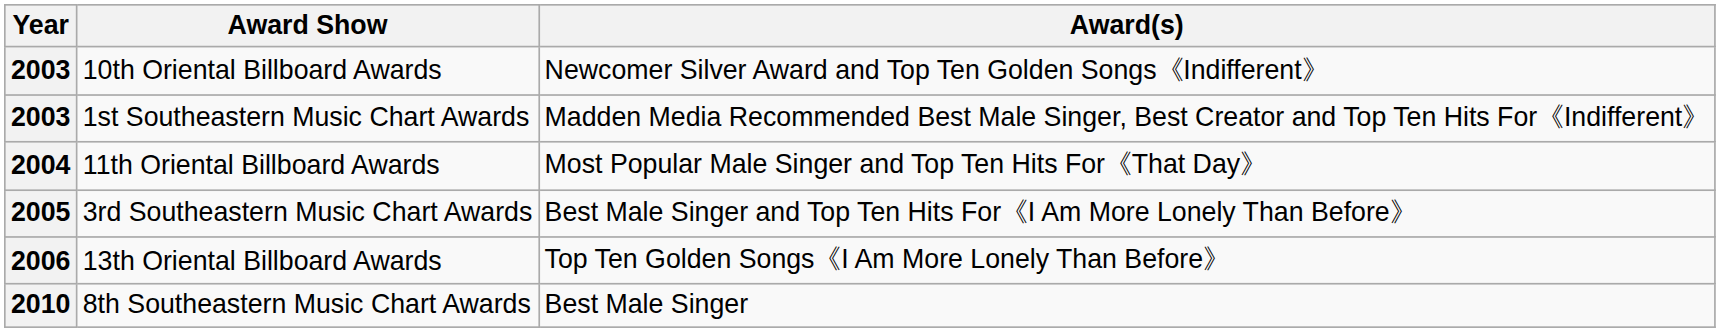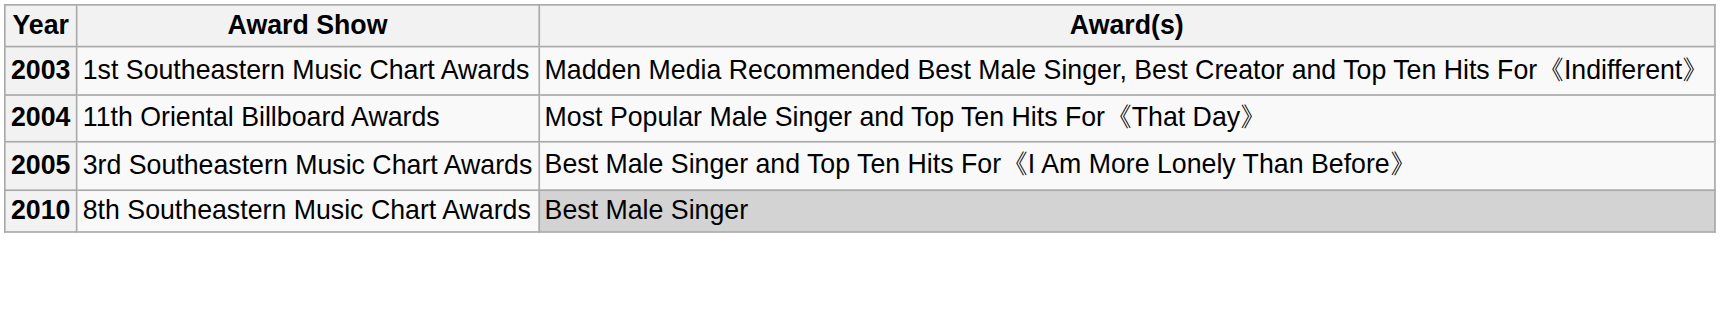- row: (262, 70)
- row: (262, 260)
(646, 304) no background -> (646, 210) lightgrey background
